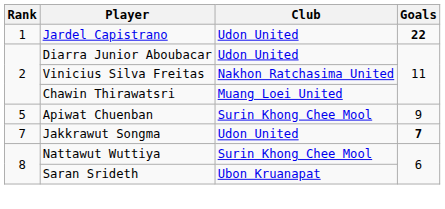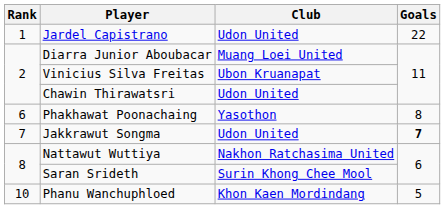(418, 34) bold -> (418, 34) normal
(258, 54) Udon United -> (280, 54) Muang Loei United
(306, 74) Nakhon Ratchasima United -> (269, 74) Ubon Kruanapat
(280, 94) Muang Loei United -> (258, 94) Udon United
- row: (98, 114)
+ row: (120, 114)
(295, 154) Surin Khong Chee Mool -> (306, 154) Nakhon Ratchasima United
(269, 174) Ubon Kruanapat -> (295, 174) Surin Khong Chee Mool
+ row: (109, 194)
